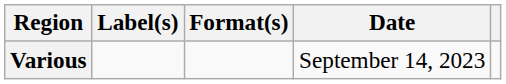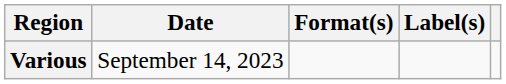columns swapped: (392, 22) <-> (138, 22)
